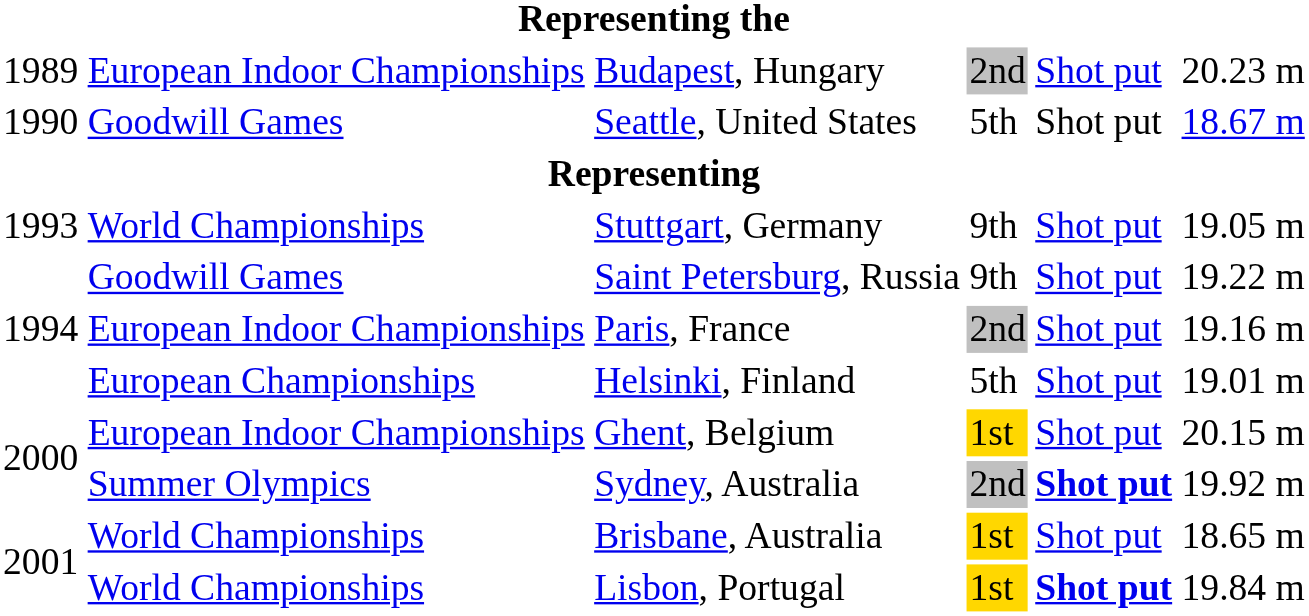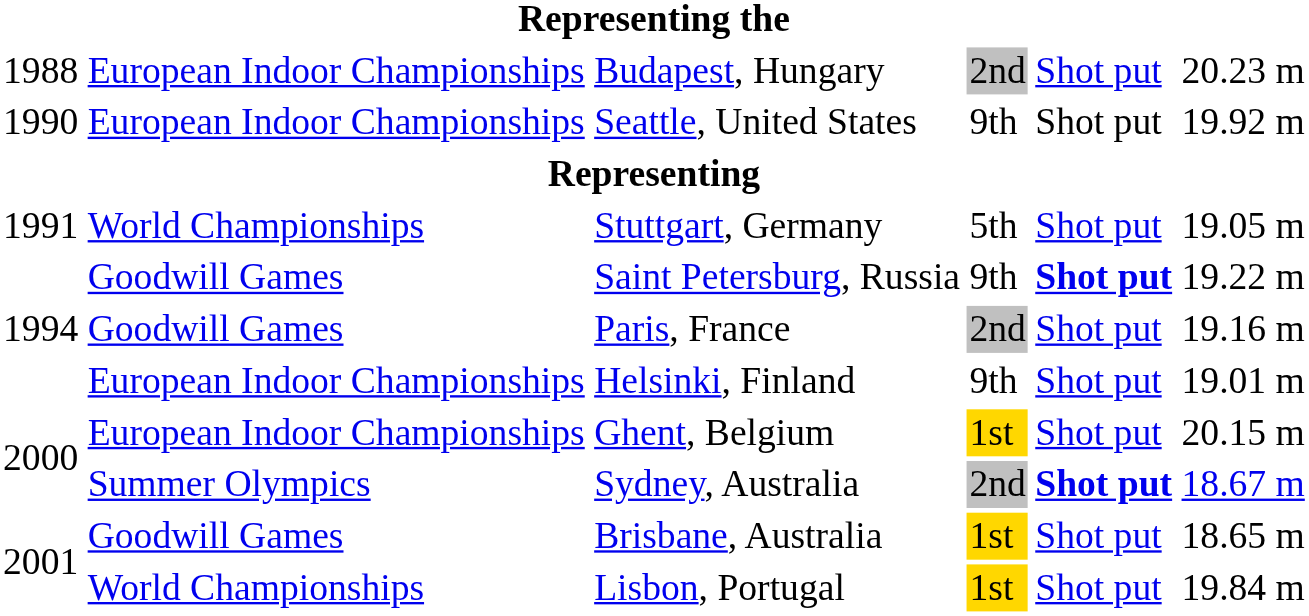(41, 70) 1989 -> (41, 70) 1988
(216, 121) Goodwill Games -> (336, 121) European Indoor Championships
(993, 121) 5th -> (993, 121) 9th
(1243, 121) 18.67 m -> (1243, 121) 19.92 m
(41, 225) 1993 -> (41, 225) 1991
(993, 225) 9th -> (993, 225) 5th
(1098, 277) normal -> (1104, 277) bold
(336, 328) European Indoor Championships -> (216, 328) Goodwill Games
(281, 380) European Championships -> (336, 380) European Indoor Championships
(993, 380) 5th -> (993, 380) 9th
(1243, 483) 19.92 m -> (1243, 483) 18.67 m
(256, 535) World Championships -> (216, 535) Goodwill Games
(1104, 587) bold -> (1098, 587) normal
